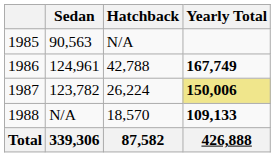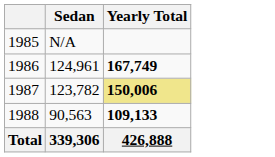- column: (143, 16)
(70, 41) 90,563 -> (63, 41) N/A
(63, 115) N/A -> (70, 115) 90,563
